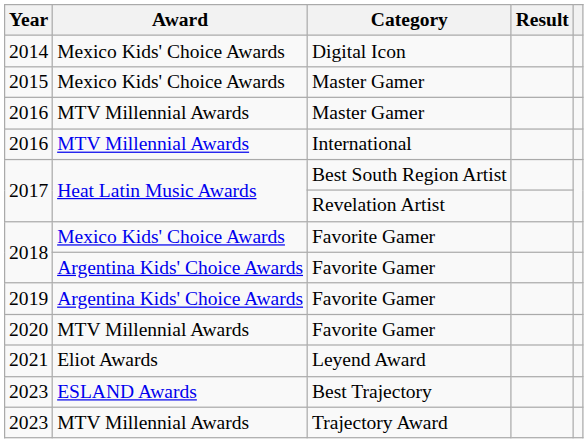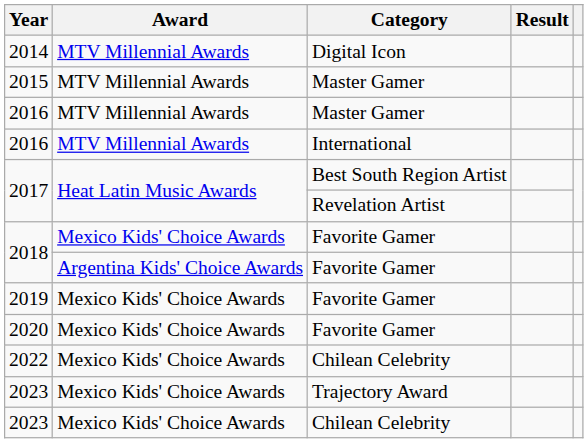(171, 50) Mexico Kids' Choice Awards -> (153, 50) MTV Millennial Awards
(171, 81) Mexico Kids' Choice Awards -> (153, 81) MTV Millennial Awards
(180, 298) Argentina Kids' Choice Awards -> (171, 298) Mexico Kids' Choice Awards
(153, 329) MTV Millennial Awards -> (171, 329) Mexico Kids' Choice Awards
- row: (29, 360)
+ row: (29, 360)
- row: (29, 391)
(153, 422) MTV Millennial Awards -> (171, 391) Mexico Kids' Choice Awards
+ row: (29, 422)
